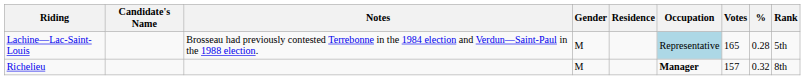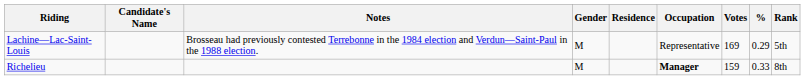(689, 45) lightblue background -> (689, 45) no background
(732, 45) 165 -> (732, 45) 169
(761, 45) 0.28 -> (761, 45) 0.29
(732, 67) 157 -> (732, 67) 159
(761, 67) 0.32 -> (761, 67) 0.33
